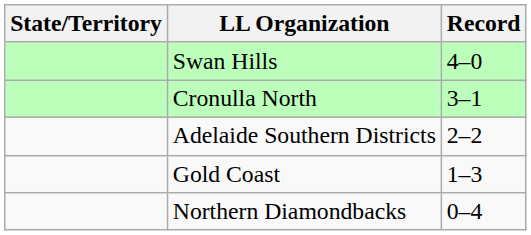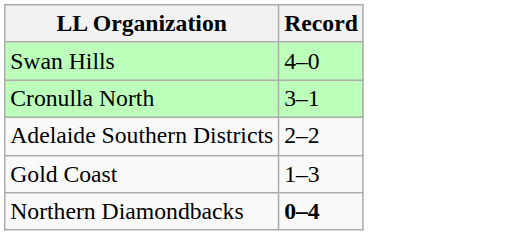- column: (86, 23)
(465, 211) normal -> (302, 211) bold
